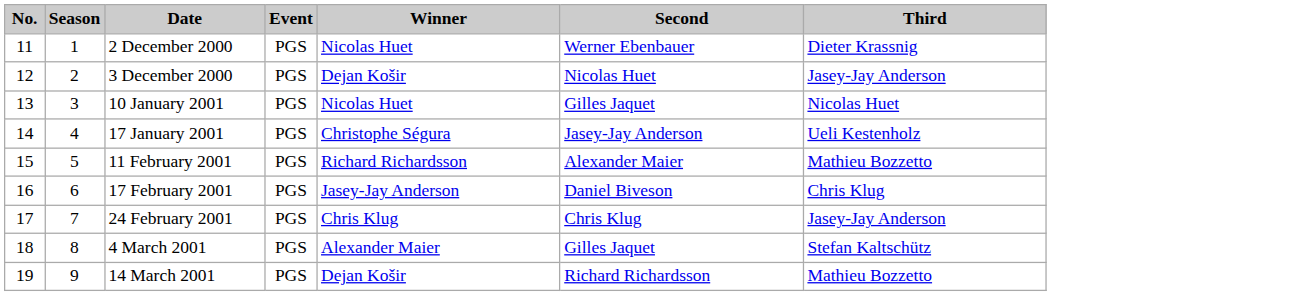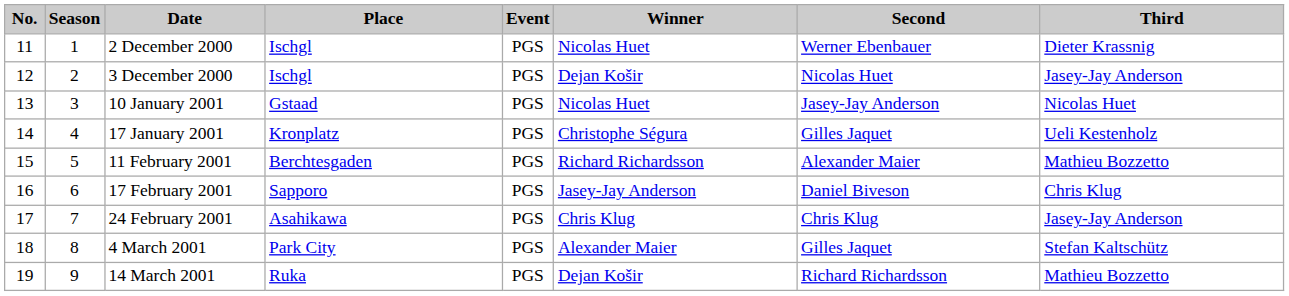+ column: (383, 18)
(610, 104) Gilles Jaquet -> (870, 104) Jasey-Jay Anderson
(633, 132) Jasey-Jay Anderson -> (846, 132) Gilles Jaquet
